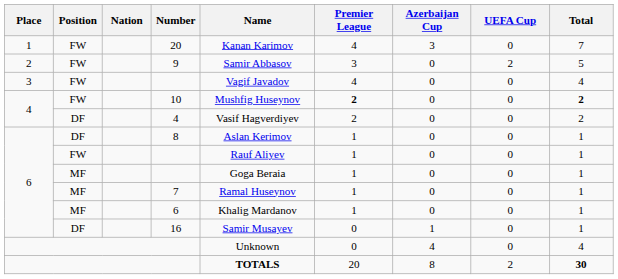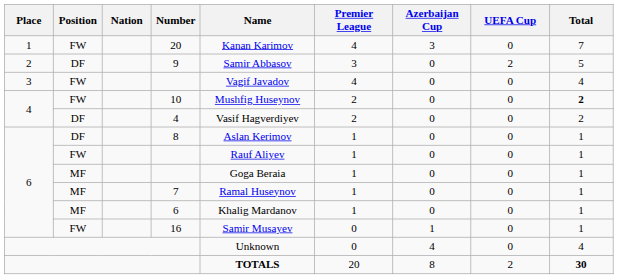(78, 63) FW -> (78, 63) DF
(354, 100) bold -> (354, 100) normal
(78, 228) DF -> (78, 228) FW
